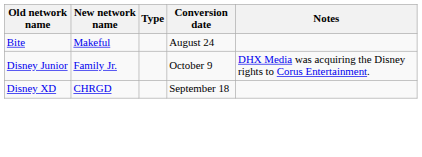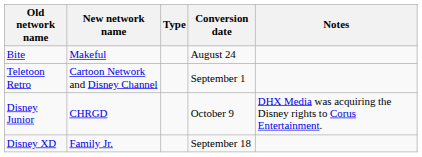+ row: (26, 78)
(95, 65) Family Jr. -> (88, 113) CHRGD
(92, 89) CHRGD -> (91, 143) Family Jr.
